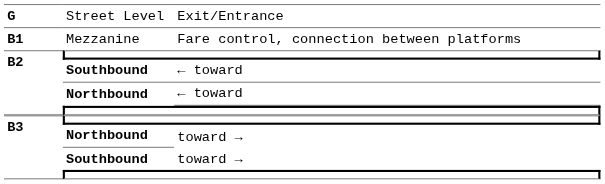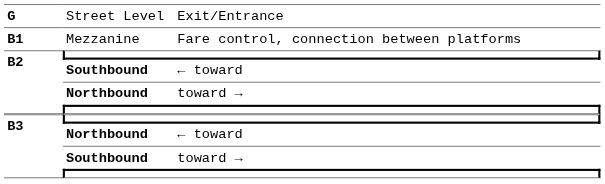(210, 94) ← toward -> (210, 94) toward →
(210, 136) toward → -> (210, 135) ← toward
